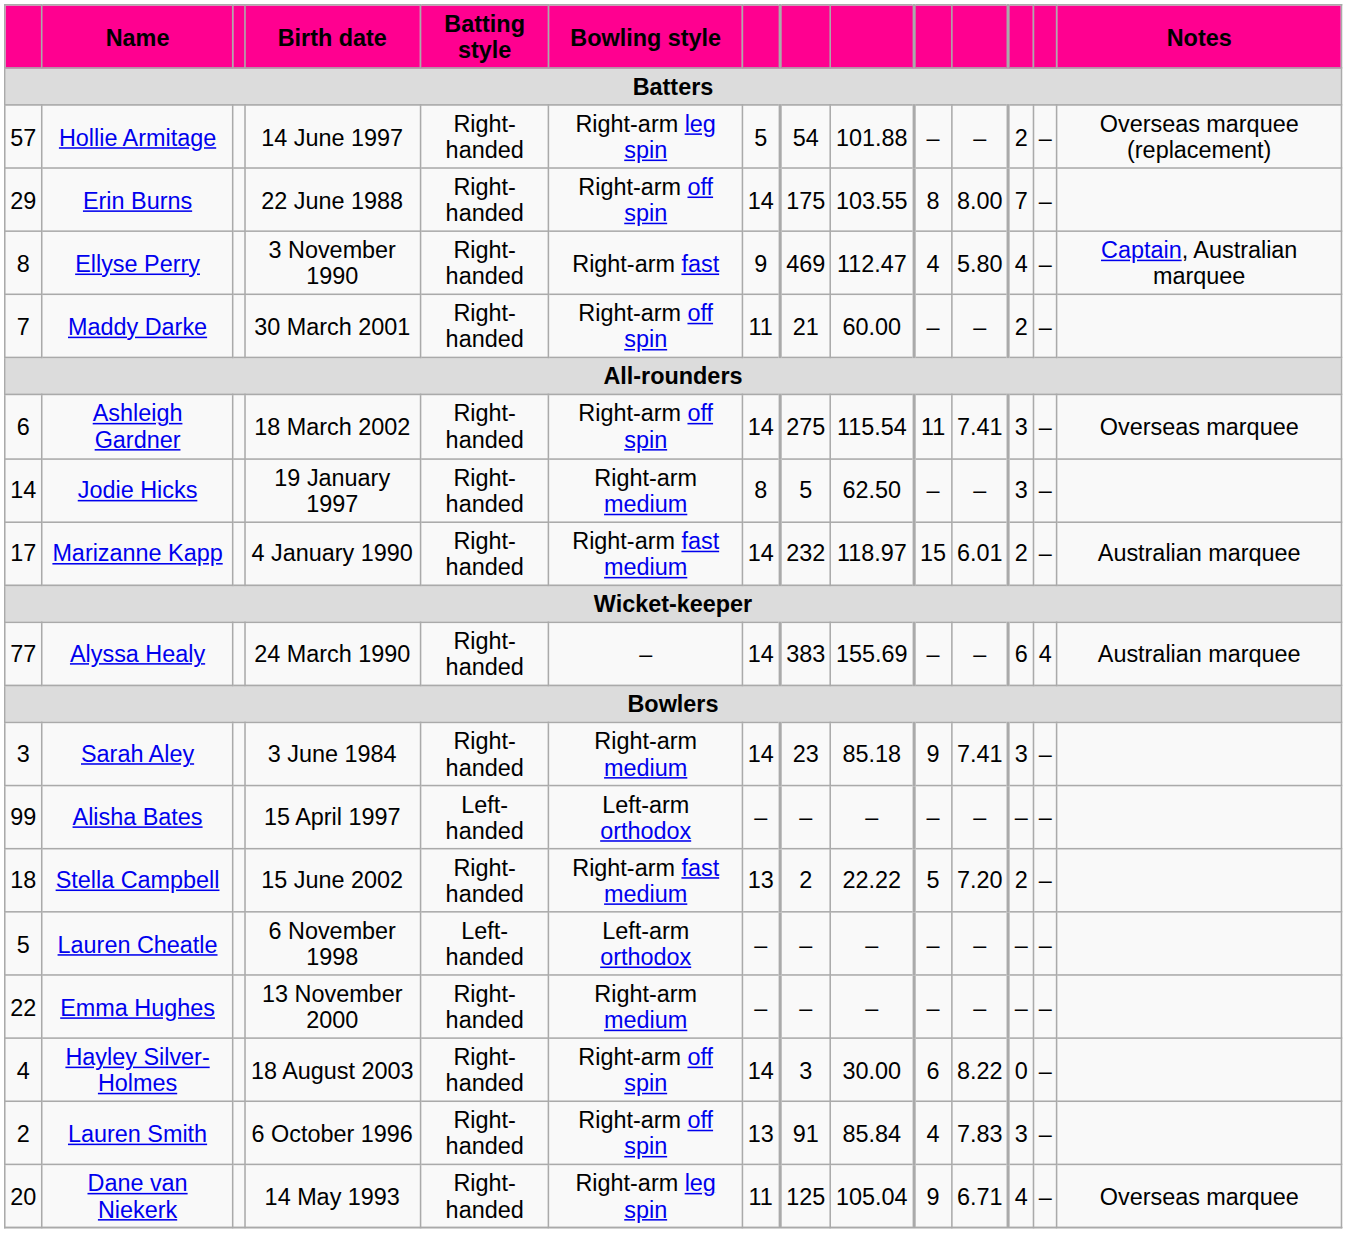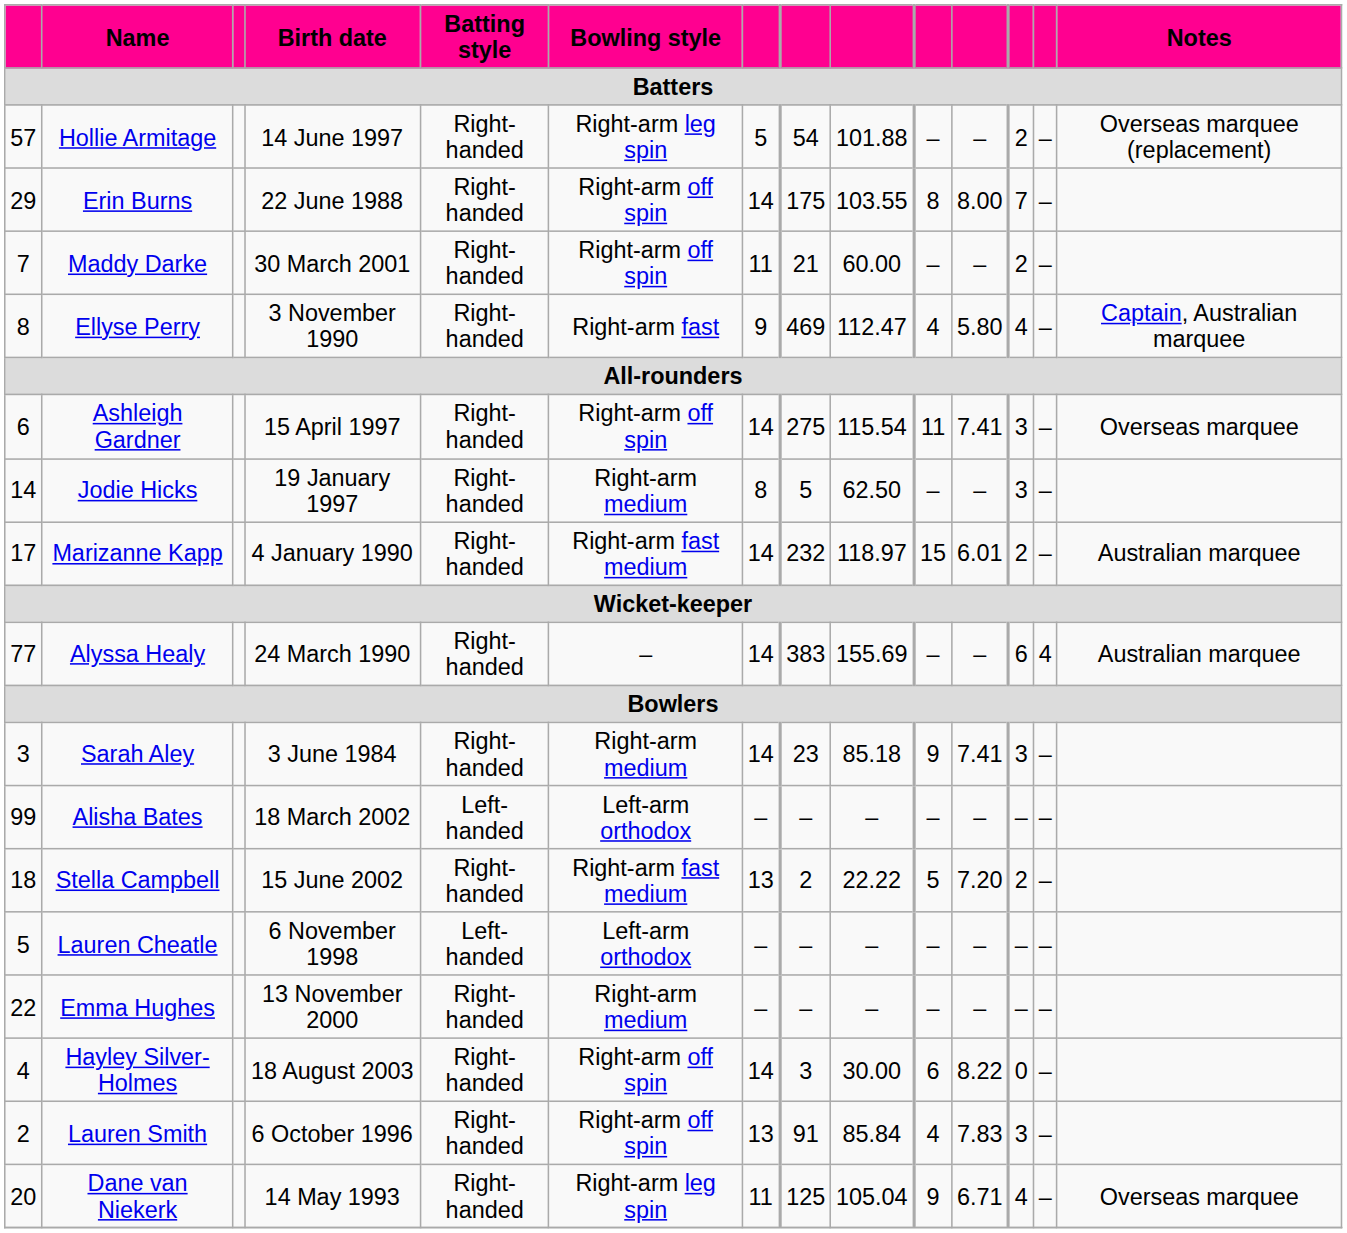rows swapped: (138, 327) <-> (138, 263)
(332, 427) 18 March 2002 -> (332, 427) 15 April 1997
(332, 817) 15 April 1997 -> (332, 817) 18 March 2002
